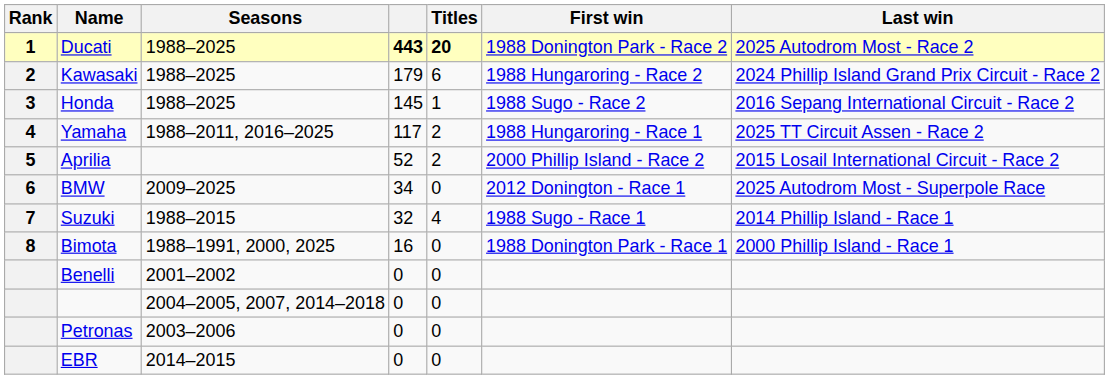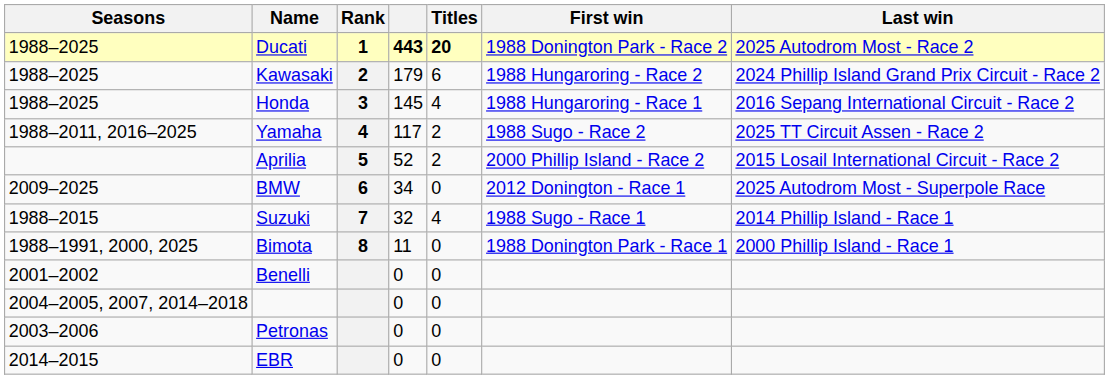columns swapped: (31, 18) <-> (265, 18)
(436, 103) 1 -> (436, 103) 4
(566, 103) 1988 Sugo - Race 2 -> (594, 103) 1988 Hungaroring - Race 1
(594, 132) 1988 Hungaroring - Race 1 -> (566, 132) 1988 Sugo - Race 2
(403, 246) 16 -> (402, 246) 11
